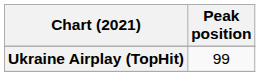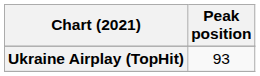(221, 58) 99 -> (221, 58) 93
